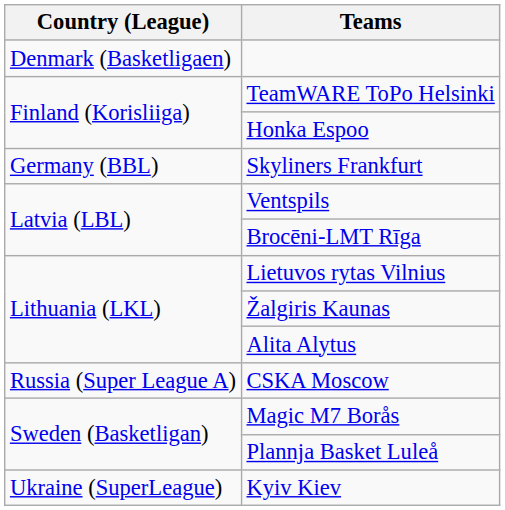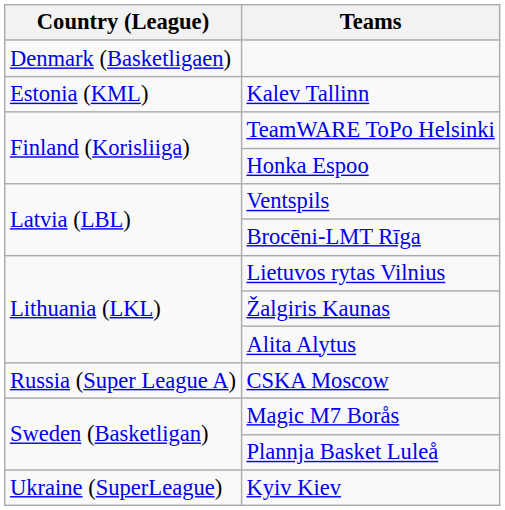+ row: (308, 93)
- row: (335, 165)
